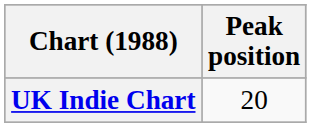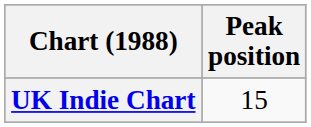(254, 99) 20 -> (254, 99) 15
